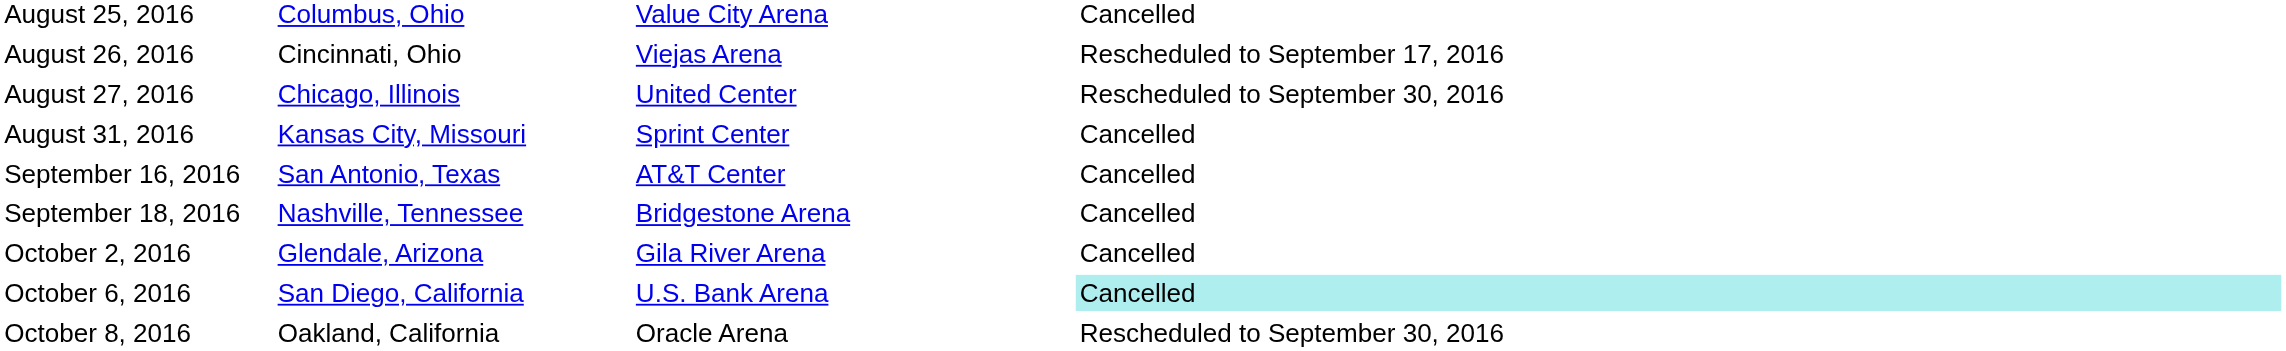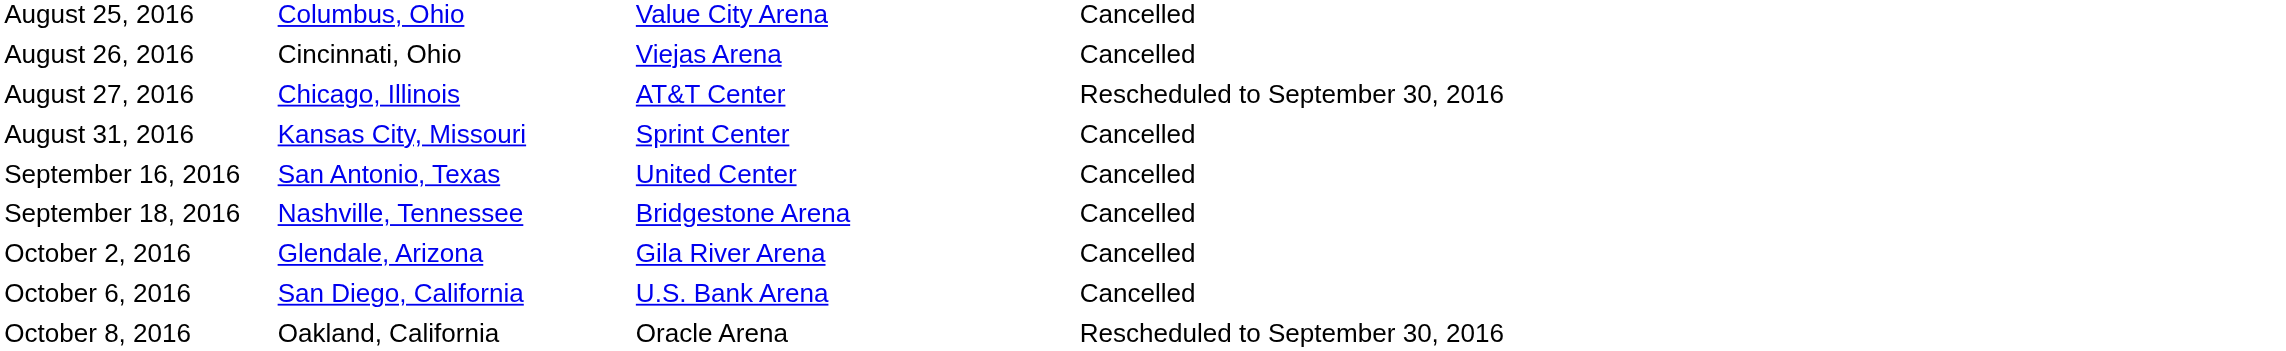(1292, 54) Rescheduled to September 17, 2016 -> (1138, 54) Cancelled
(716, 94) United Center -> (711, 94) AT&T Center
(711, 173) AT&T Center -> (716, 173) United Center
(1138, 293) paleturquoise background -> (1138, 293) no background
